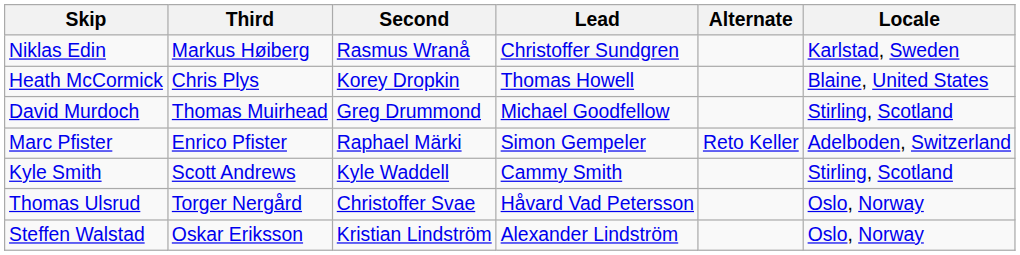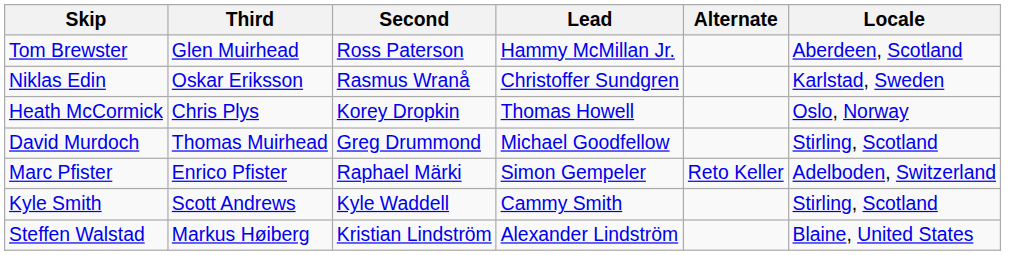+ row: (68, 50)
(241, 50) Markus Høiberg -> (237, 81) Oskar Eriksson
(898, 81) Blaine, United States -> (851, 111) Oslo, Norway
- row: (75, 204)
(237, 234) Oskar Eriksson -> (241, 234) Markus Høiberg
(866, 234) Oslo, Norway -> (883, 234) Blaine, United States
